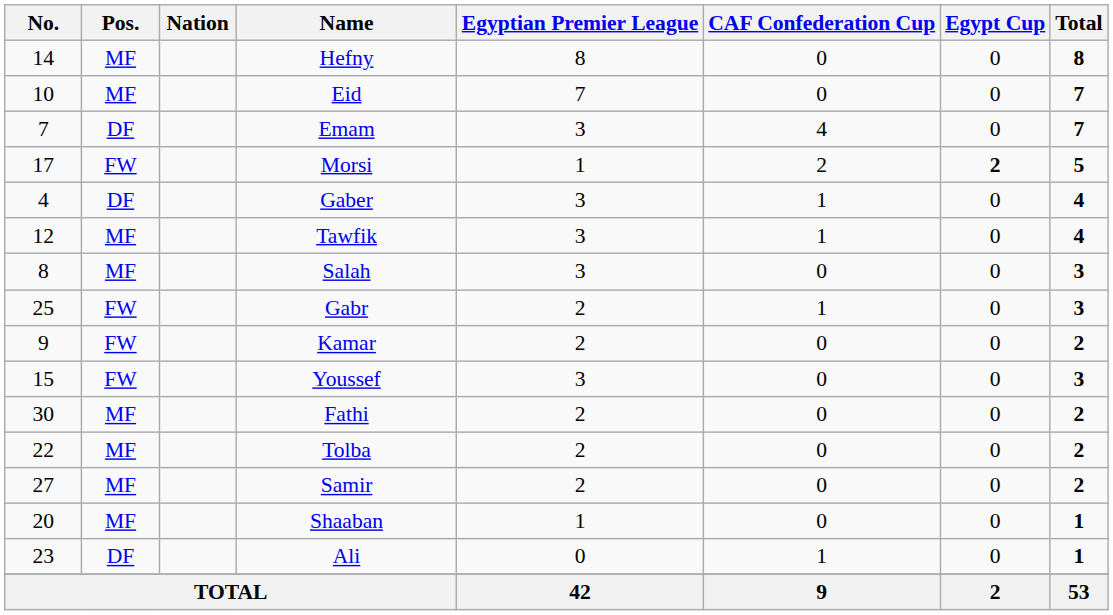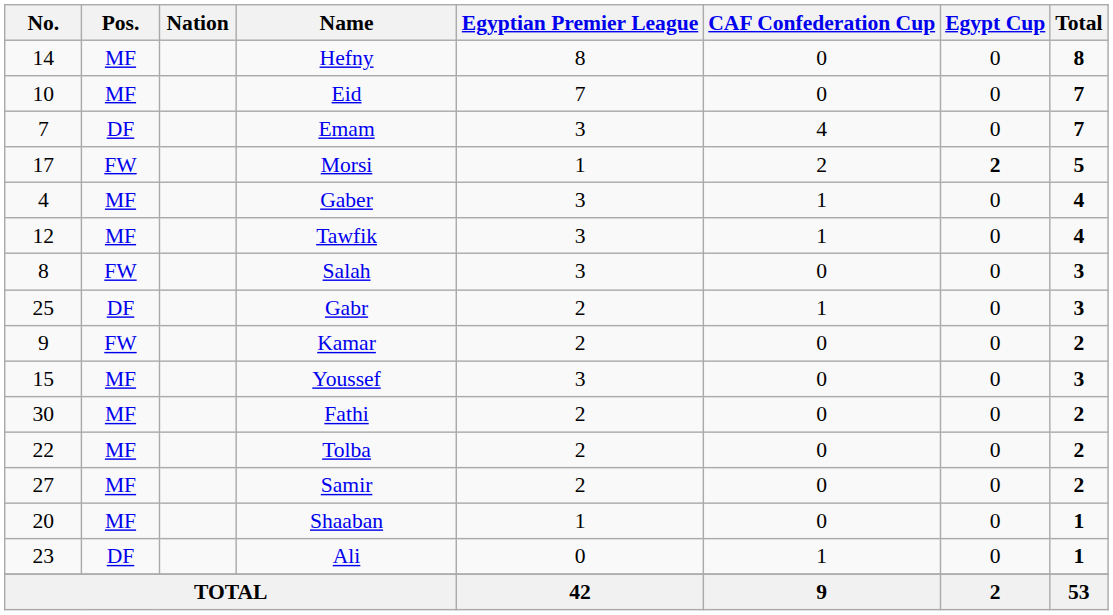(120, 200) DF -> (120, 200) MF
(120, 271) MF -> (120, 271) FW
(120, 307) FW -> (120, 307) DF
(120, 378) FW -> (120, 378) MF
